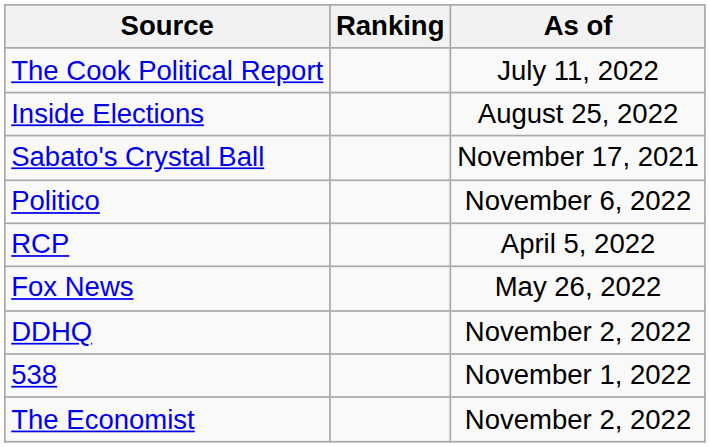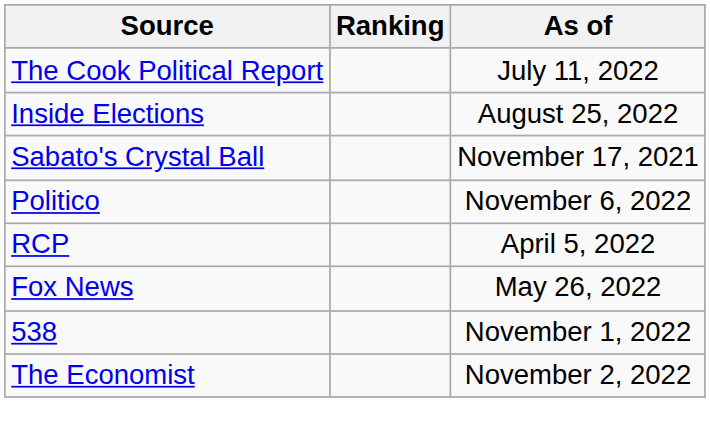- row: (52, 331)
